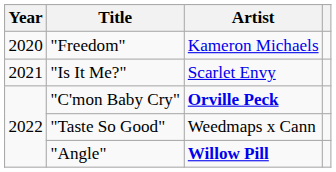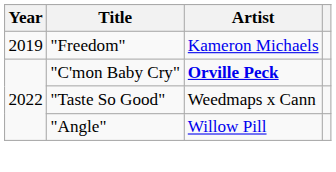(26, 45) 2020 -> (26, 45) 2019
- row: (89, 72)
(228, 153) bold -> (227, 126) normal
